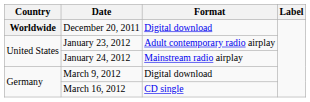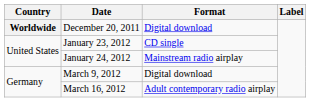(210, 43) Adult contemporary radio airplay -> (164, 43) CD single
(164, 89) CD single -> (210, 89) Adult contemporary radio airplay
